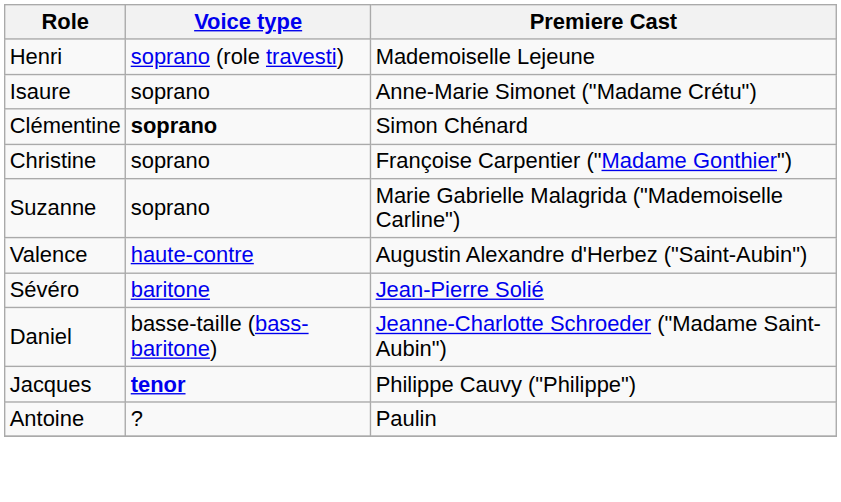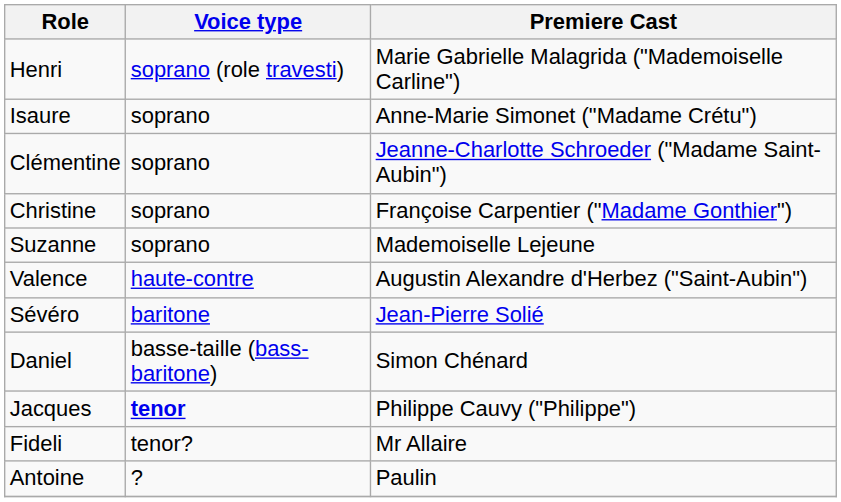(485, 56) Mademoiselle Lejeune -> (579, 68) Marie Gabrielle Malagrida ("Mademoiselle Carline")
(174, 126) bold -> (170, 163) normal
(452, 126) Simon Chénard -> (598, 163) Jeanne-Charlotte Schroeder ("Madame Saint-Aubin")
(579, 208) Marie Gabrielle Malagrida ("Mademoiselle Carline") -> (485, 245) Mademoiselle Lejeune
(598, 336) Jeanne-Charlotte Schroeder ("Madame Saint-Aubin") -> (452, 361) Simon Chénard
+ row: (36, 443)
